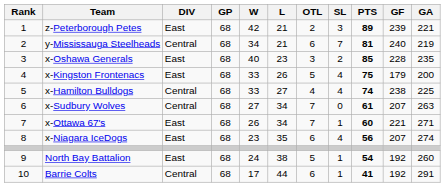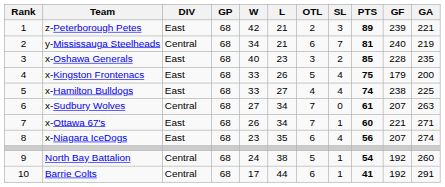(181, 91) Central -> (175, 91) East
(175, 158) East -> (181, 158) Central
